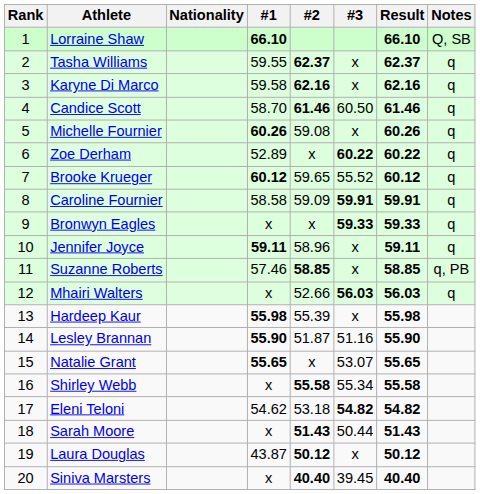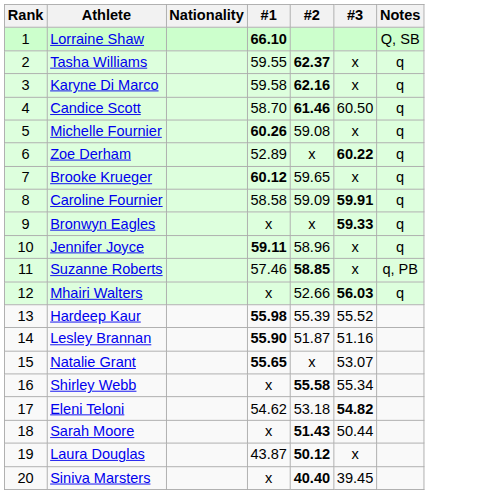- column: (402, 16)
(355, 177) 55.52 -> (355, 177) x
(355, 316) x -> (355, 316) 55.52
